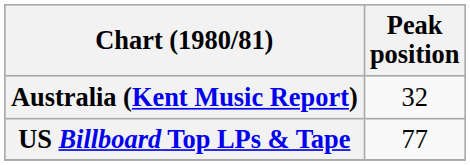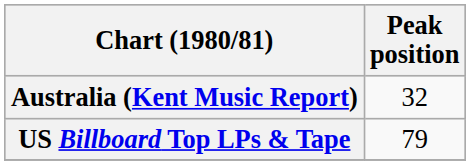(415, 138) 77 -> (415, 138) 79
